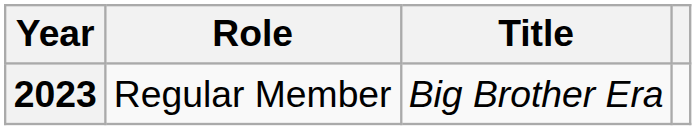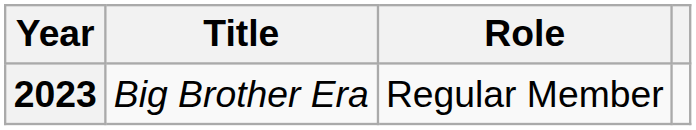columns swapped: (536, 34) <-> (253, 34)
